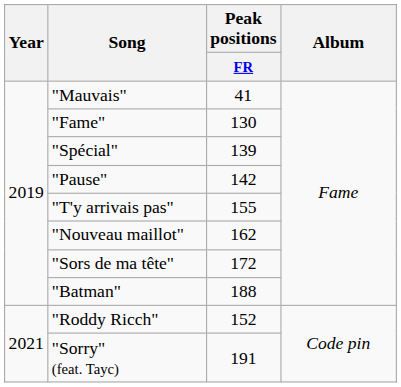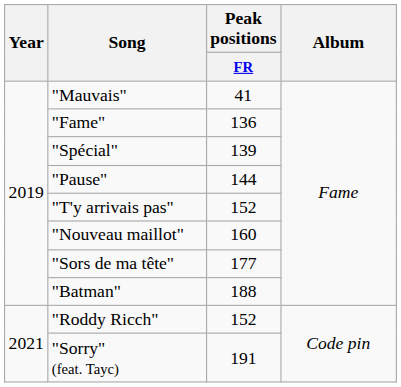(243, 122) 130 -> (243, 122) 136
(243, 178) 142 -> (243, 178) 144
(243, 206) 155 -> (243, 206) 152
(243, 235) 162 -> (243, 235) 160
(243, 263) 172 -> (243, 263) 177
